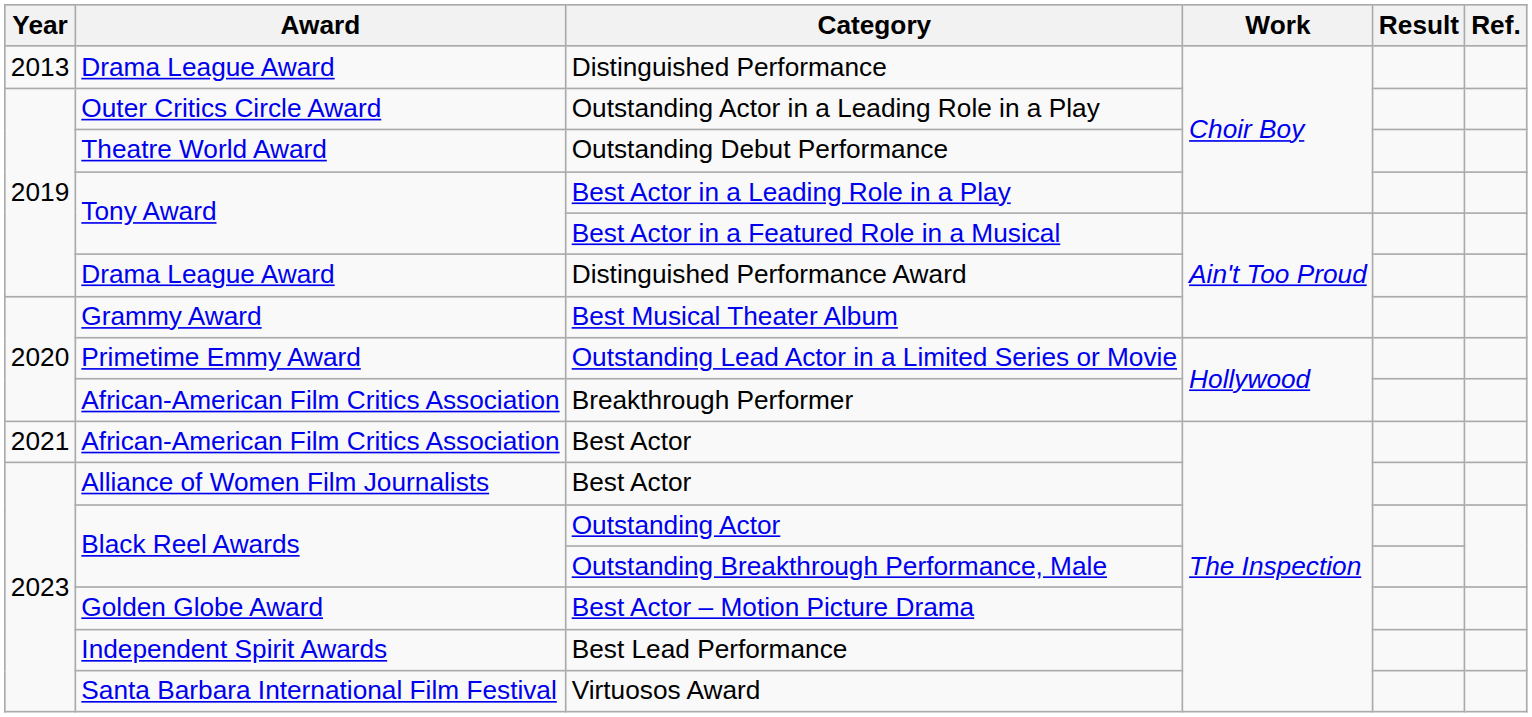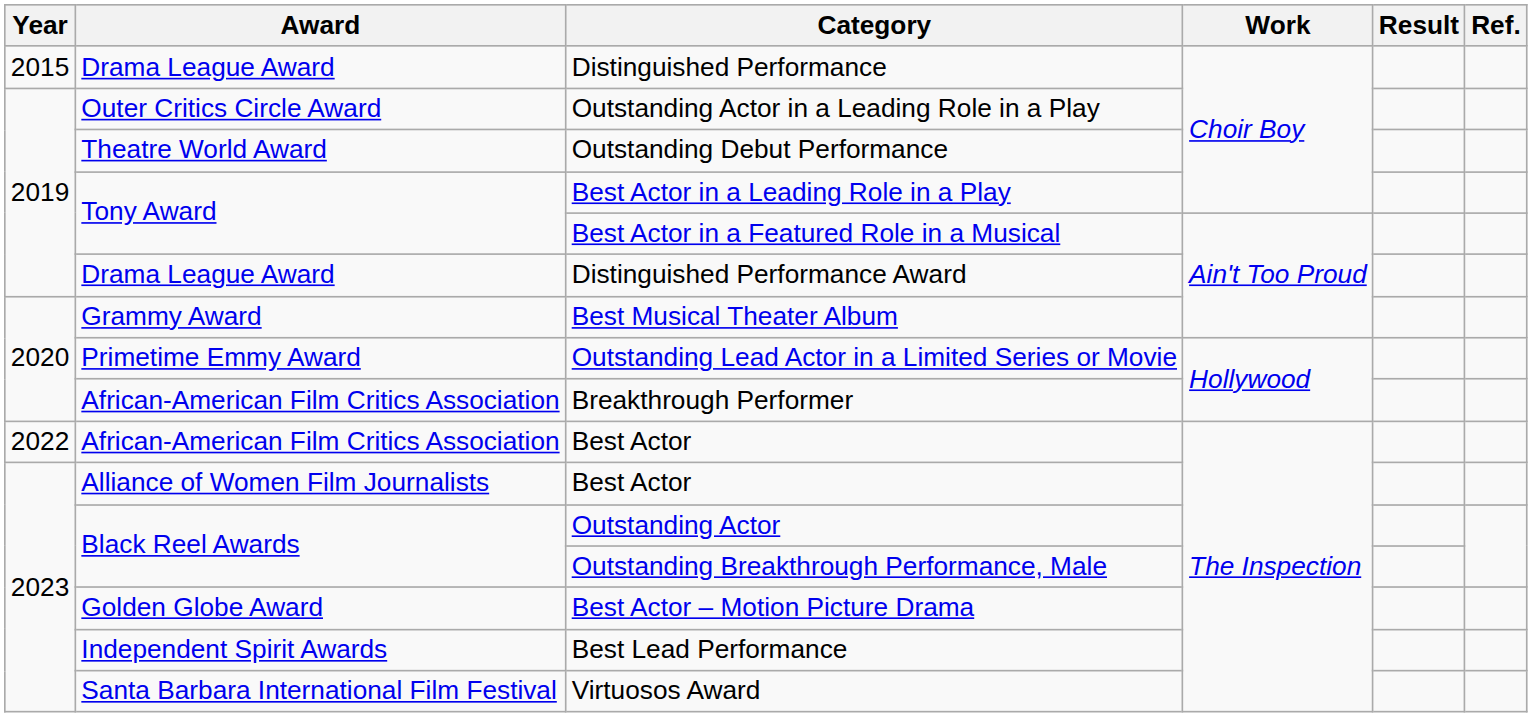(40, 66) 2013 -> (40, 66) 2015
(40, 441) 2021 -> (40, 441) 2022
